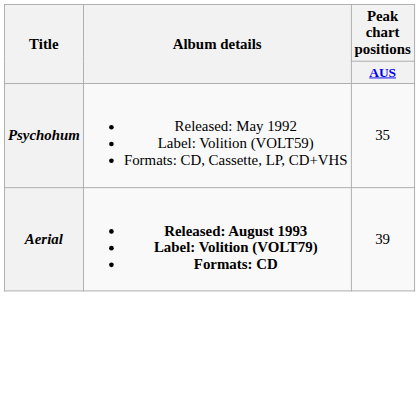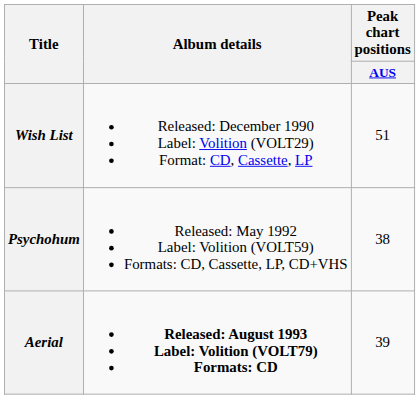+ row: (44, 135)
(383, 135) 35 -> (383, 239) 38
